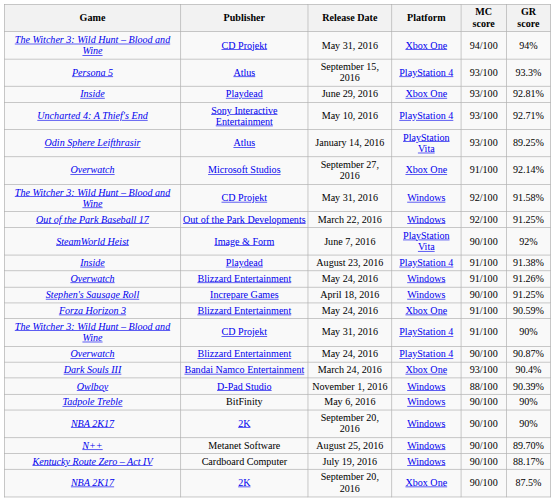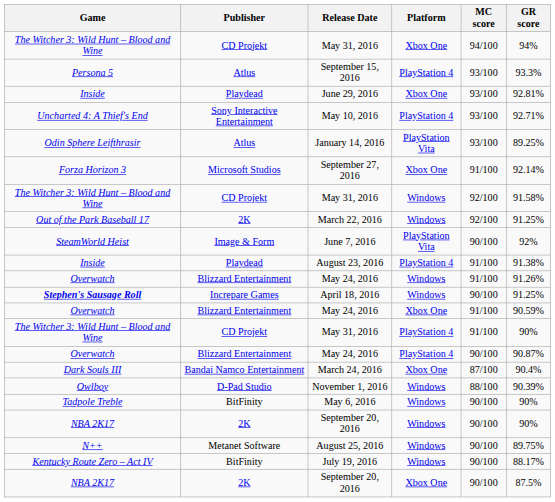(93, 170) Overwatch -> (93, 170) Forza Horizon 3
(244, 219) Out of the Park Developments -> (244, 219) 2K
(93, 295) normal -> (93, 295) bold
(92, 311) Forza Horizon 3 -> (93, 311) Overwatch
(484, 370) 93/100 -> (484, 370) 87/100
(528, 445) 89.70% -> (528, 445) 89.75%
(244, 461) Cardboard Computer -> (244, 461) BitFinity
